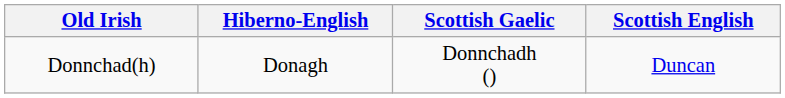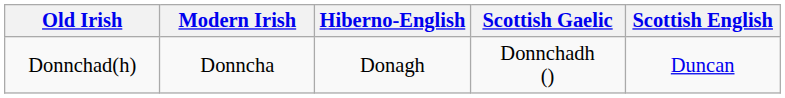+ column: (237, 20)
